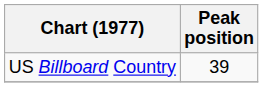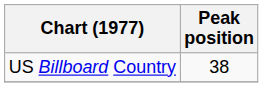(219, 67) 39 -> (219, 67) 38
